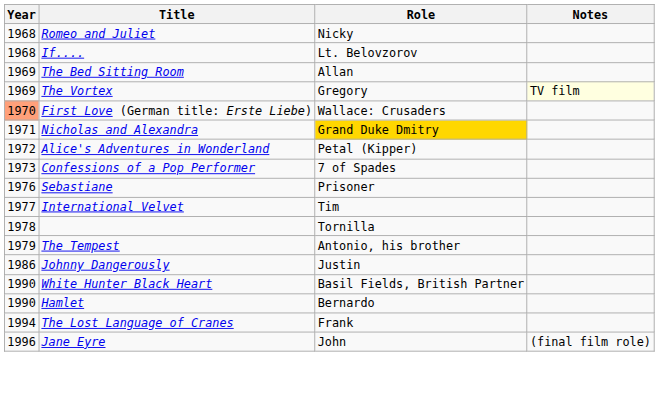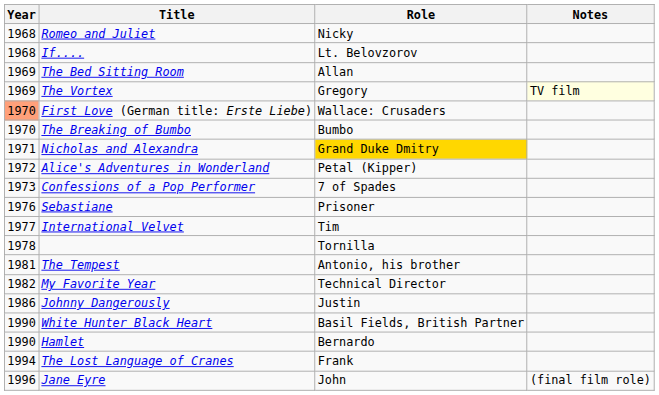+ row: (116, 130)
(22, 245) 1979 -> (22, 265) 1981
+ row: (98, 284)
